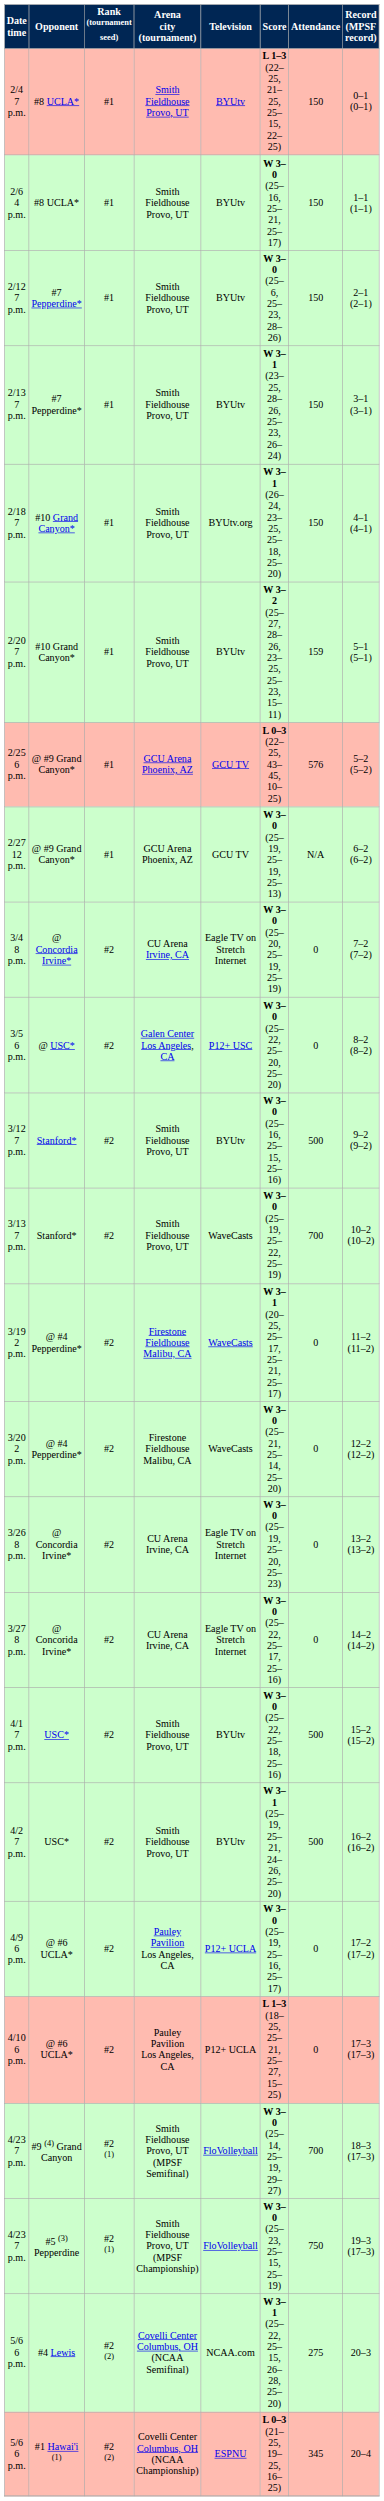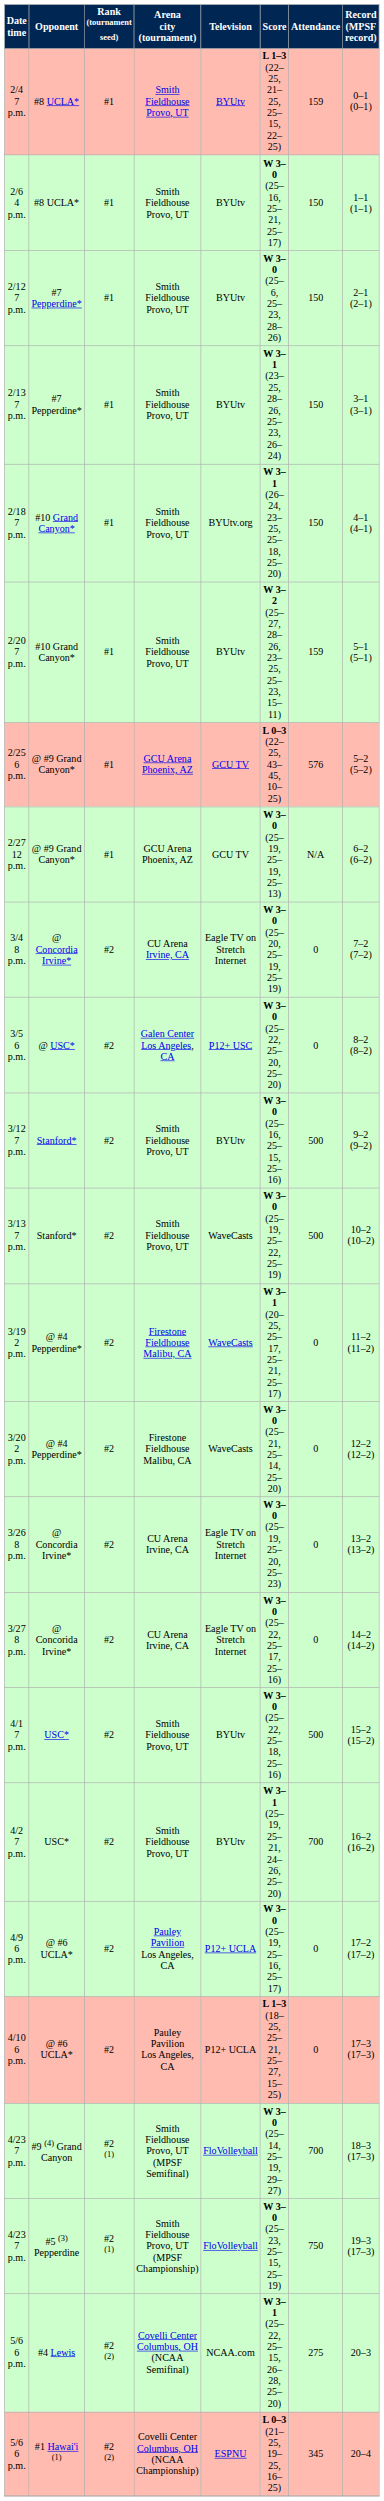(316, 101) 150 -> (316, 101) 159
(316, 1236) 700 -> (316, 1236) 500
(316, 1842) 500 -> (316, 1842) 700
